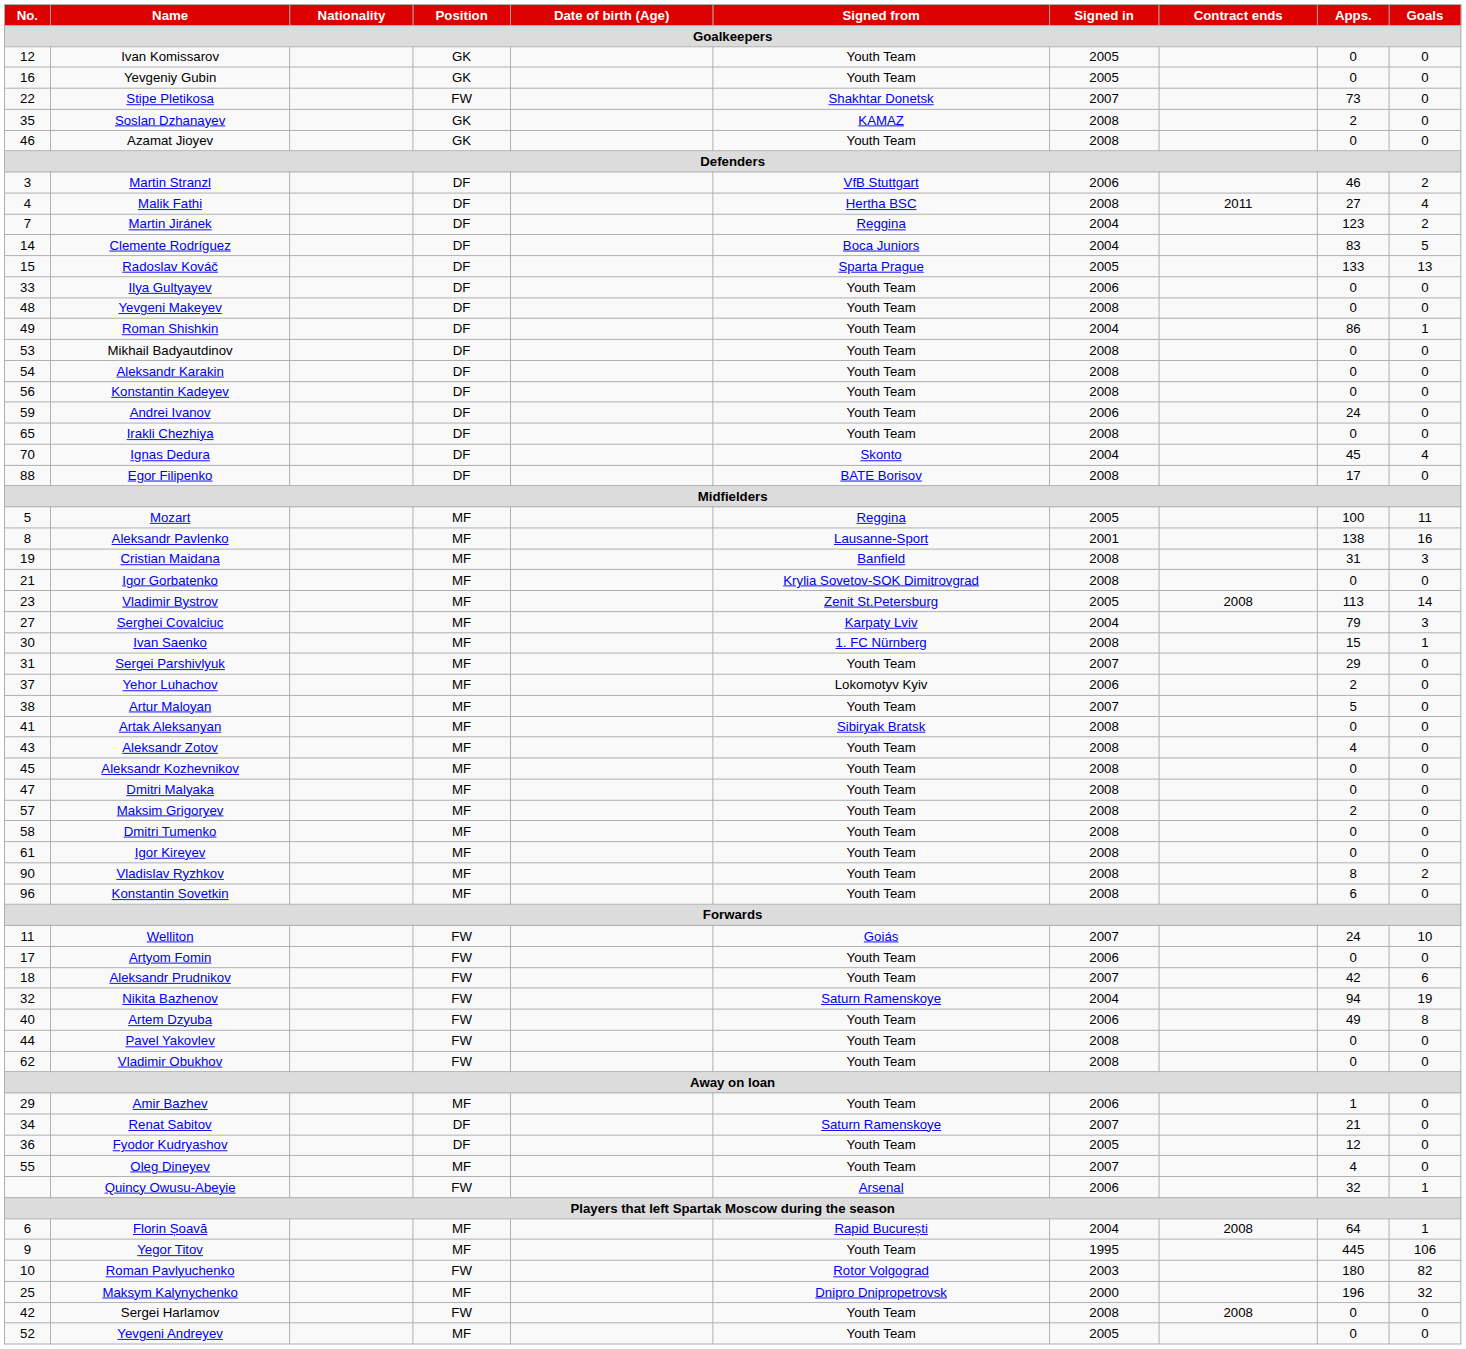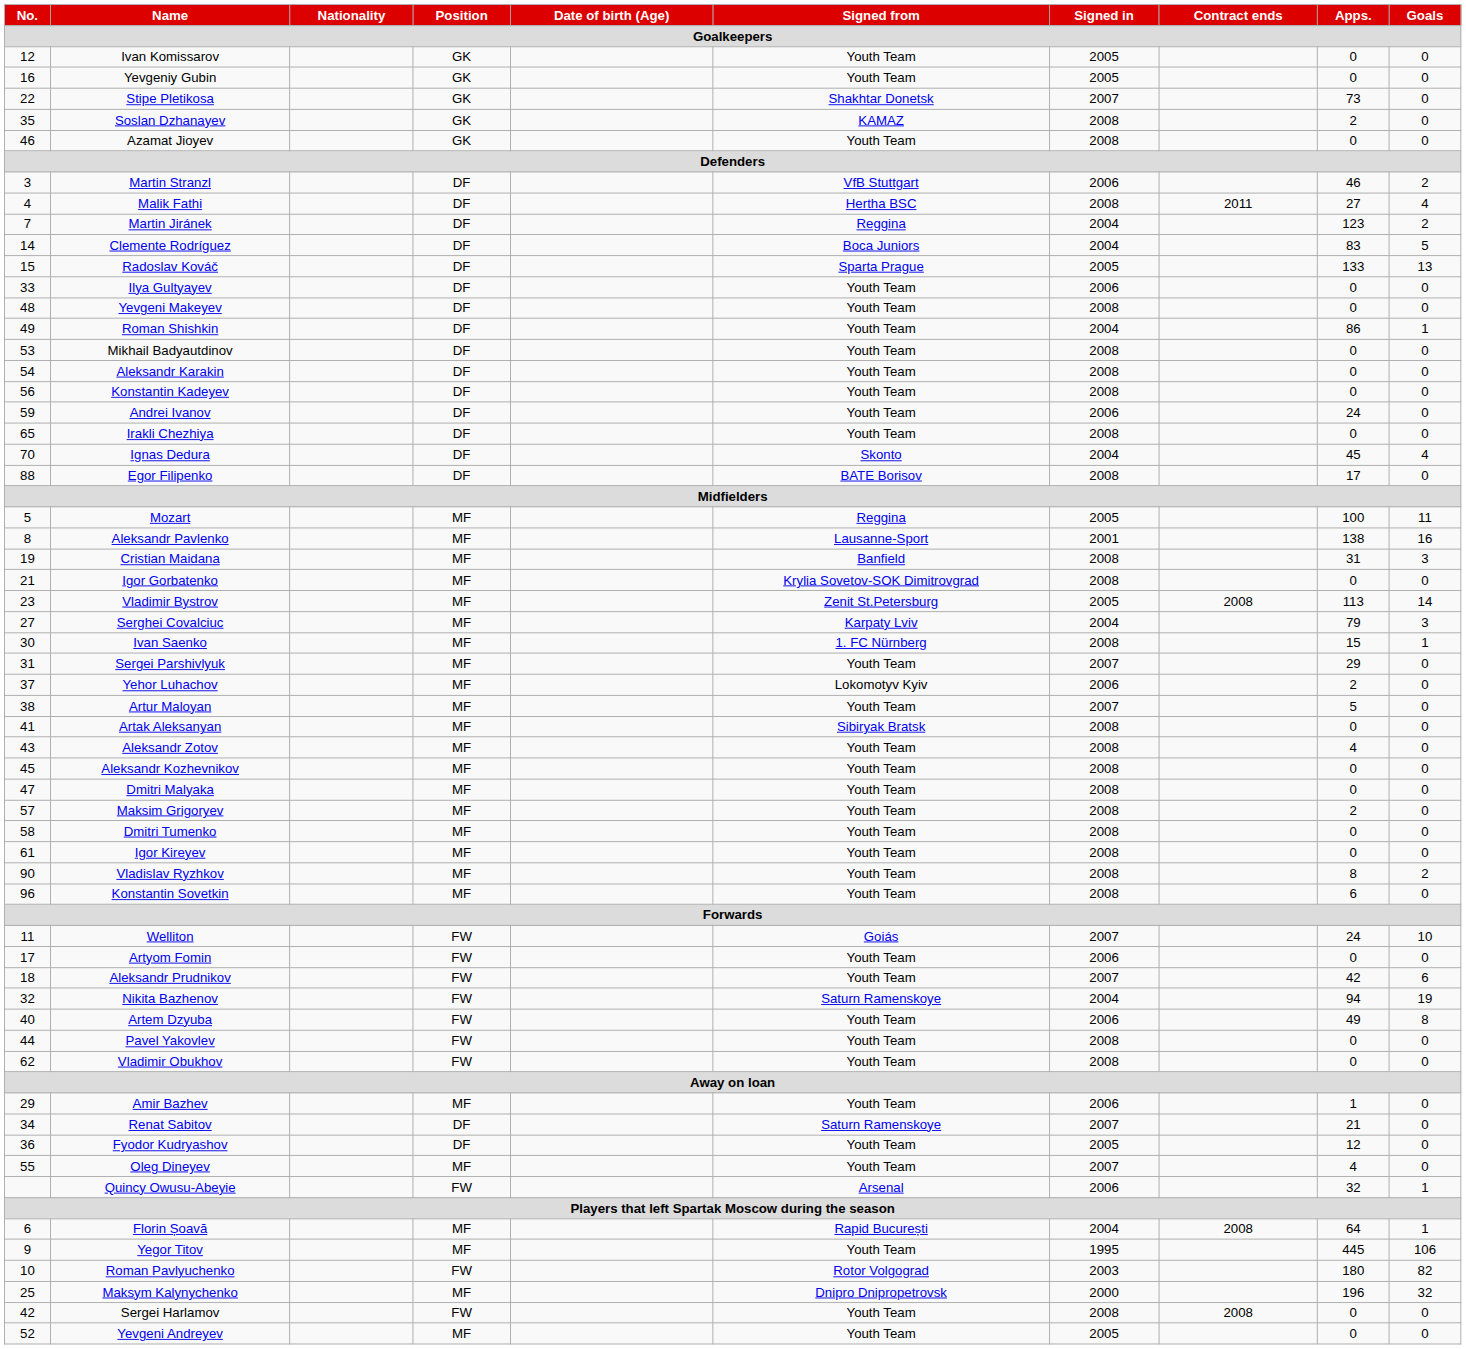(462, 99) FW -> (462, 99) GK
